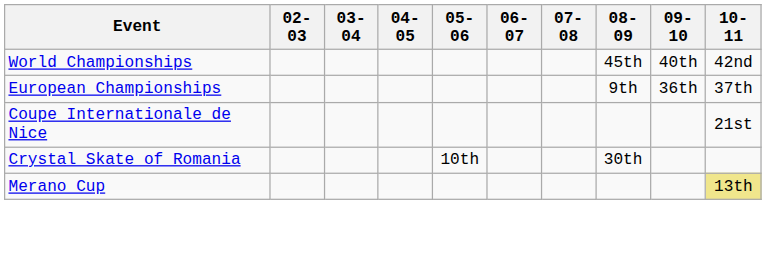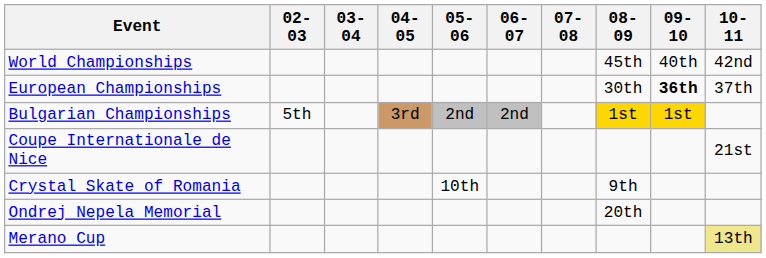(623, 89) 9th -> (623, 89) 30th
(678, 89) normal -> (678, 89) bold
+ row: (120, 115)
(623, 160) 30th -> (623, 186) 9th
+ row: (115, 213)
